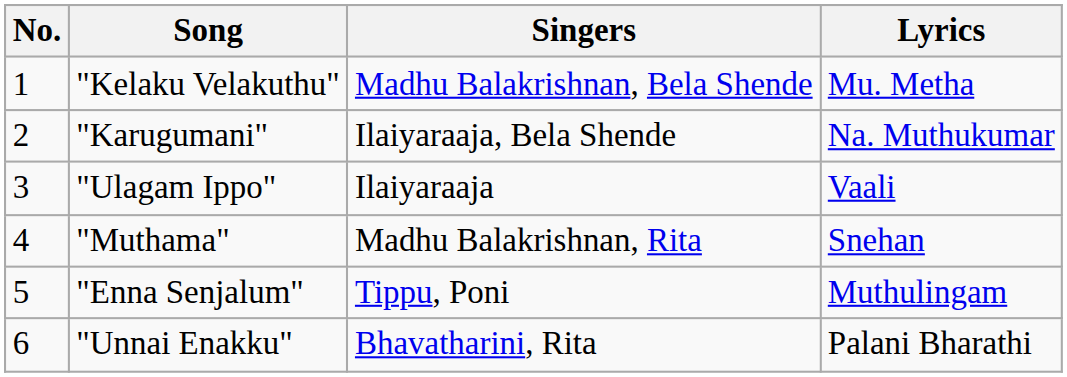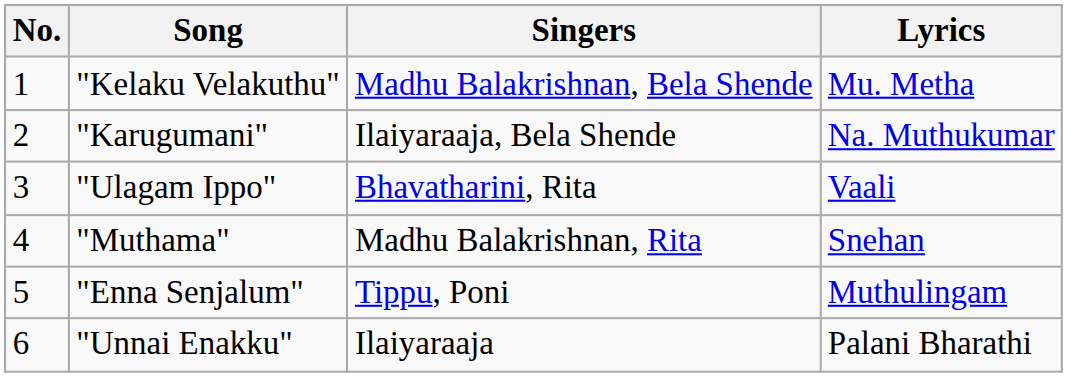(424, 187) Ilaiyaraaja -> (476, 187) Bhavatharini, Rita
(476, 344) Bhavatharini, Rita -> (424, 344) Ilaiyaraaja
